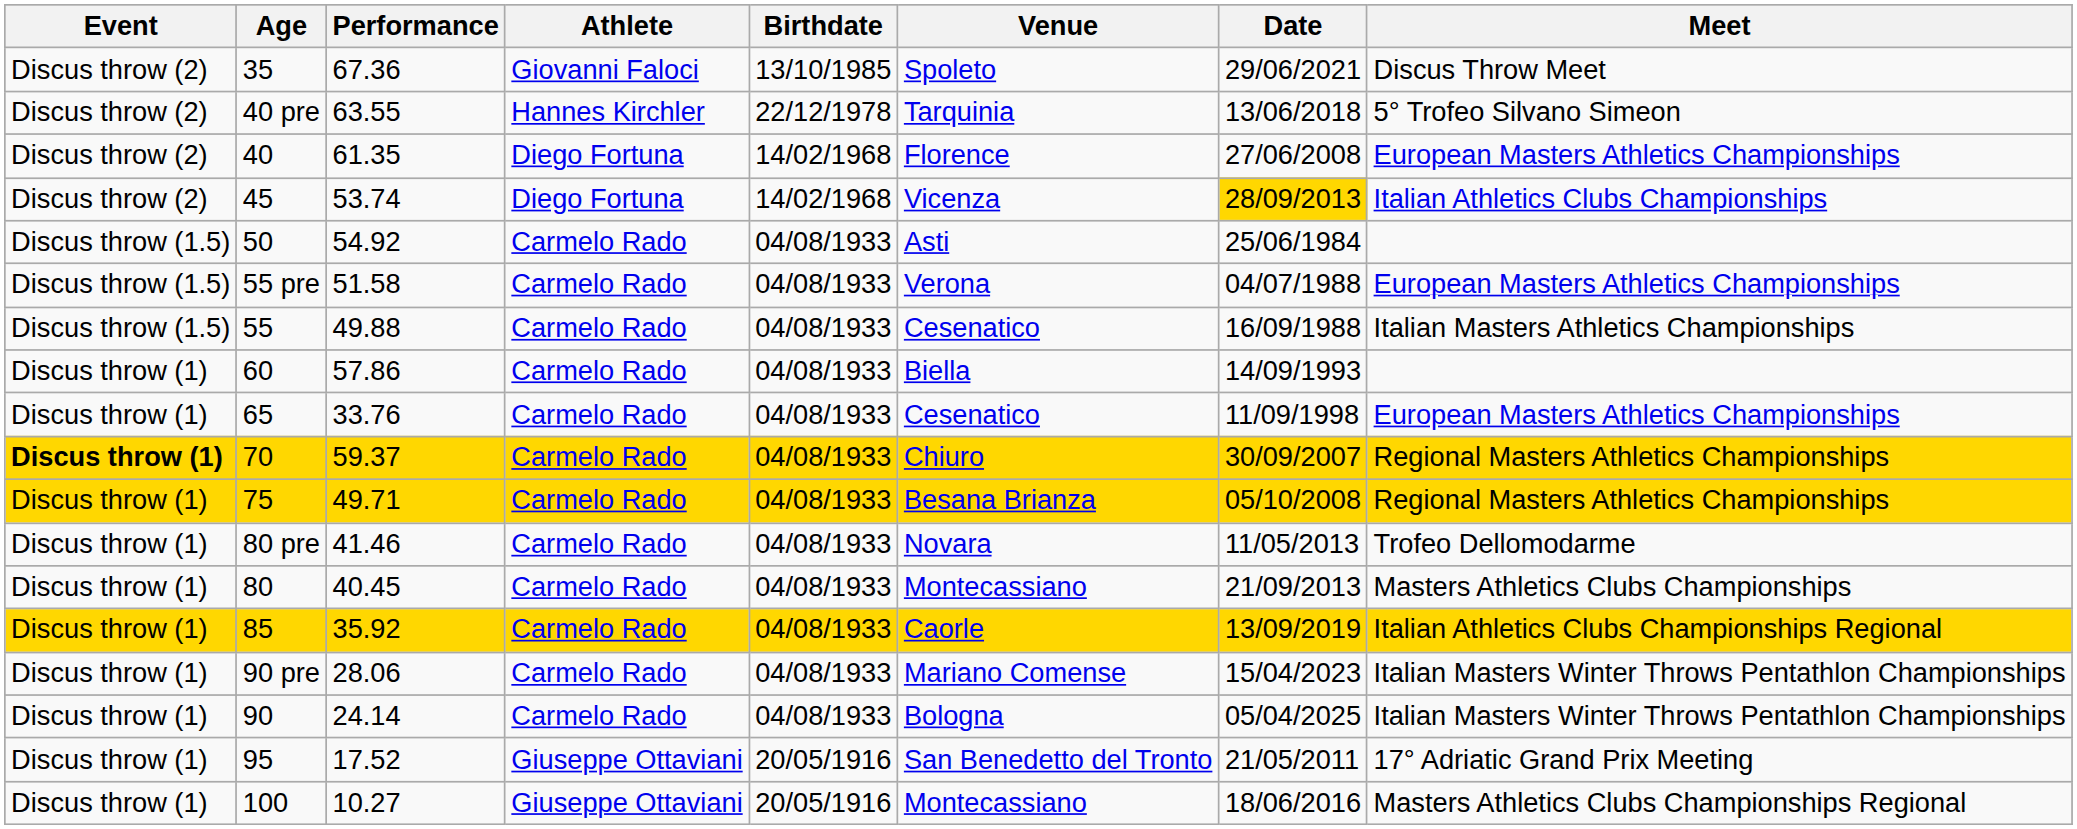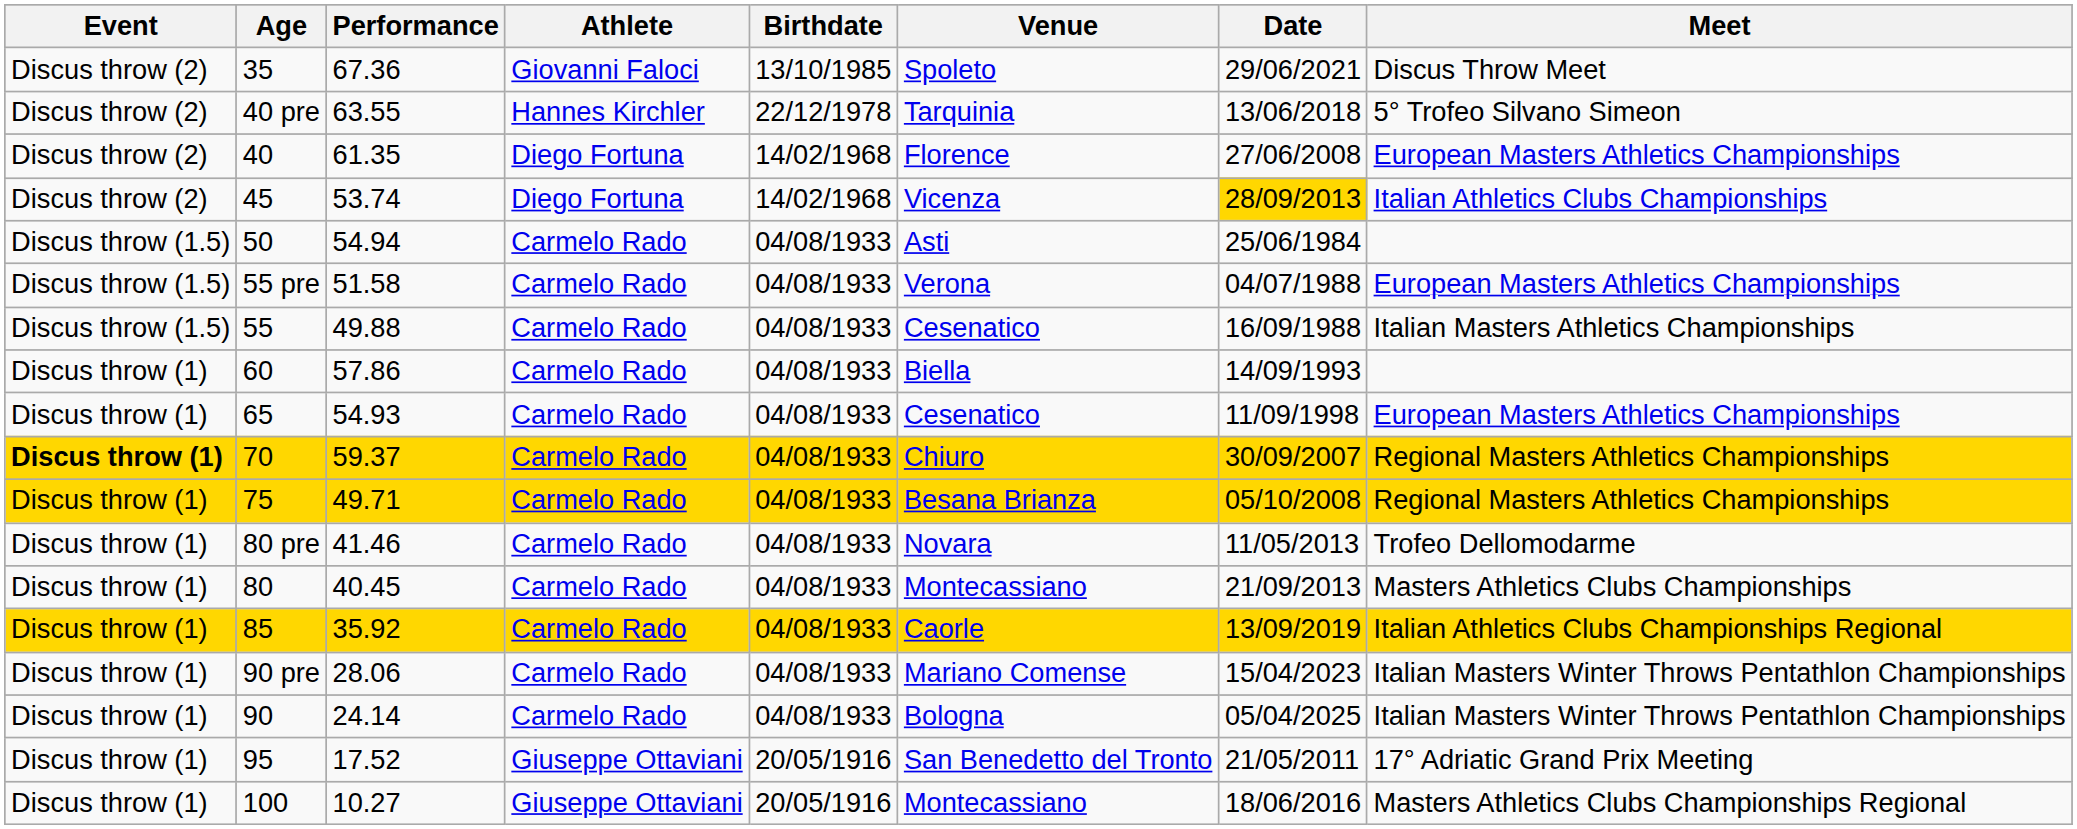(367, 241) 54.92 -> (367, 241) 54.94
(367, 414) 33.76 -> (367, 414) 54.93
